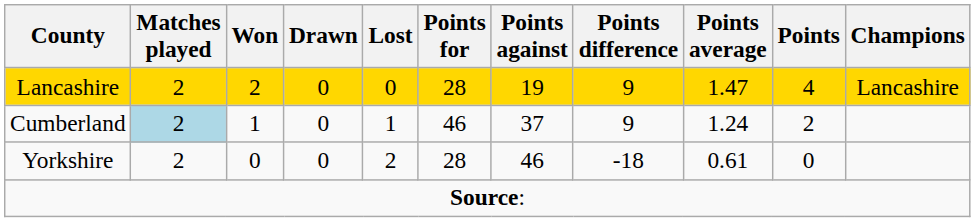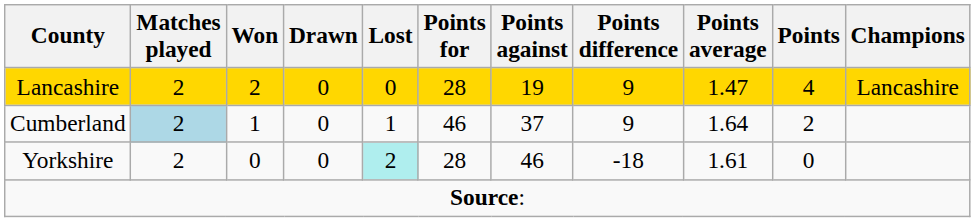(728, 123) 1.24 -> (728, 123) 1.64
(391, 160) no background -> (391, 160) paleturquoise background
(728, 160) 0.61 -> (728, 160) 1.61
